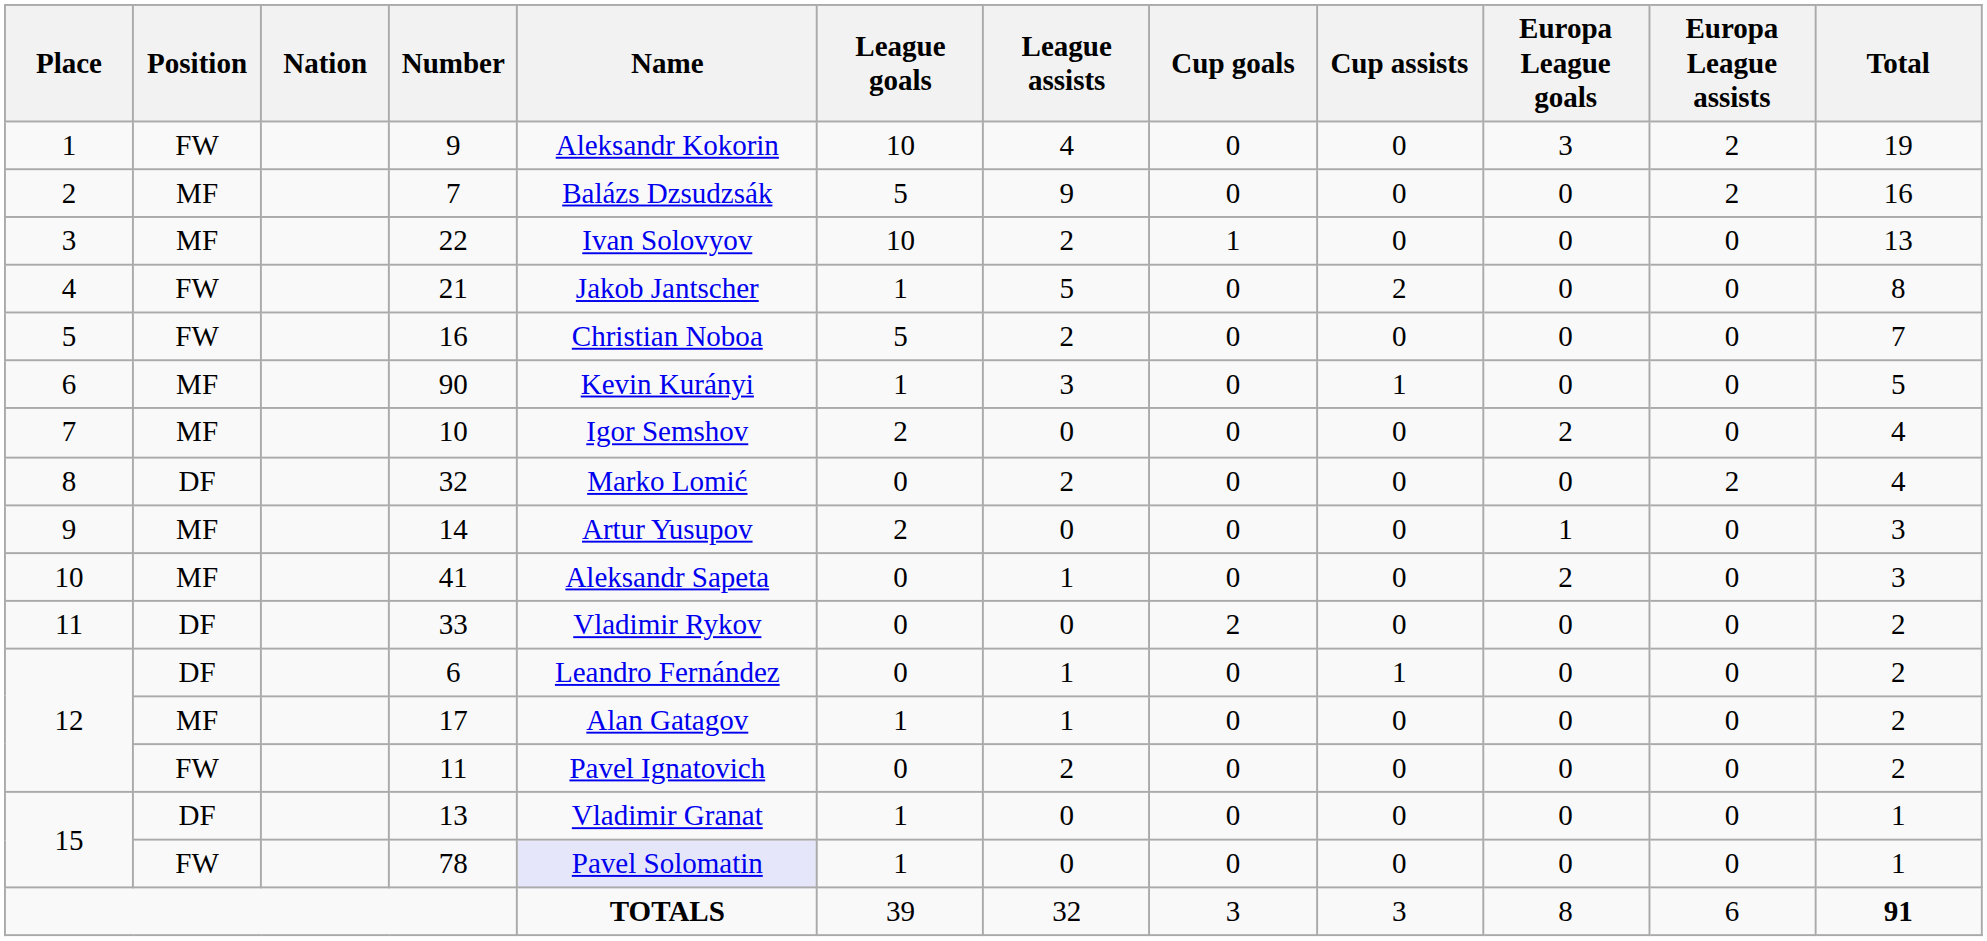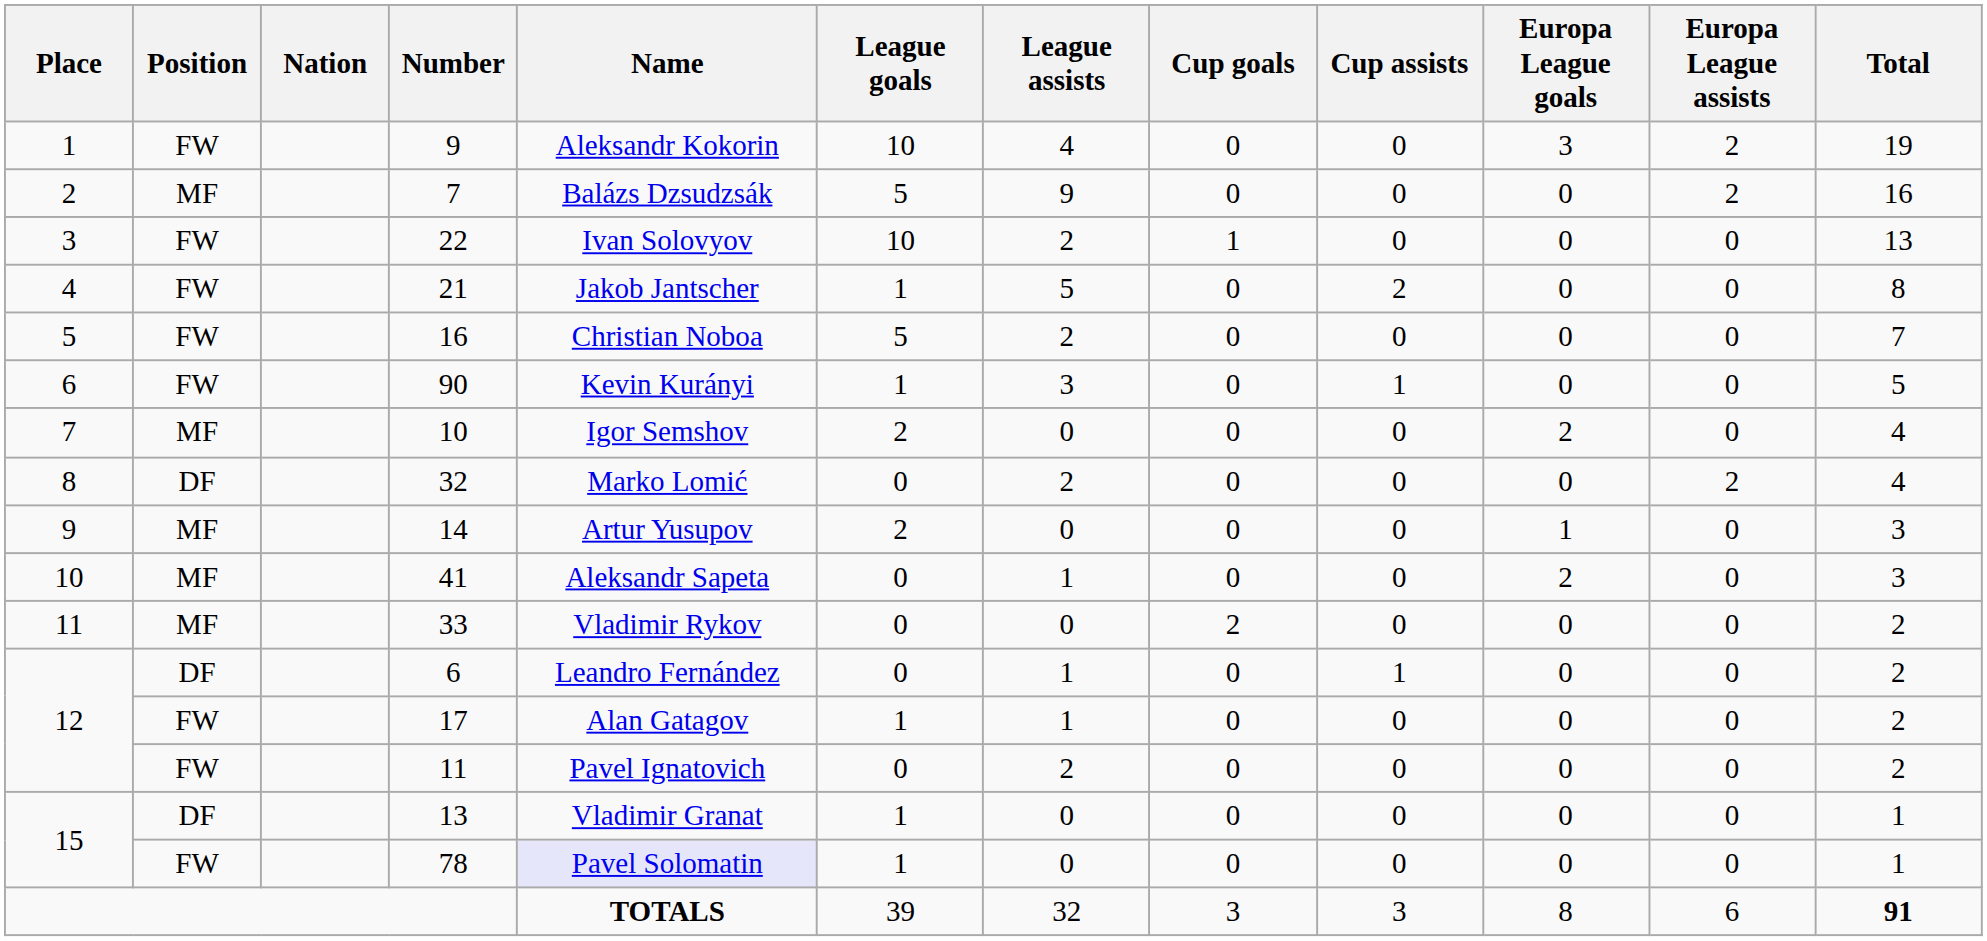(197, 240) MF -> (197, 240) FW
(197, 384) MF -> (197, 384) FW
(197, 623) DF -> (197, 623) MF
(197, 719) MF -> (197, 719) FW
